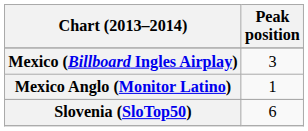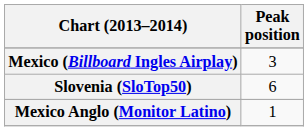rows swapped: (123, 86) <-> (123, 112)
